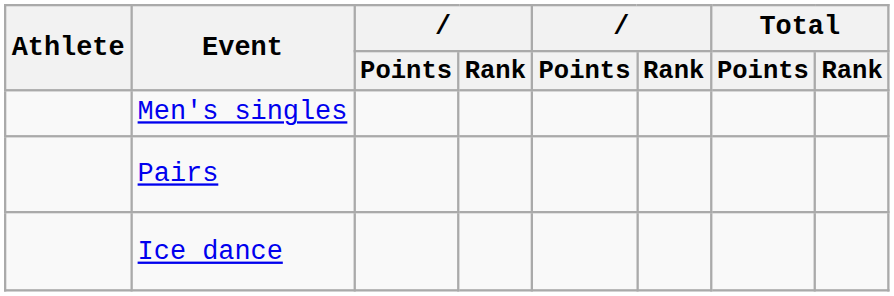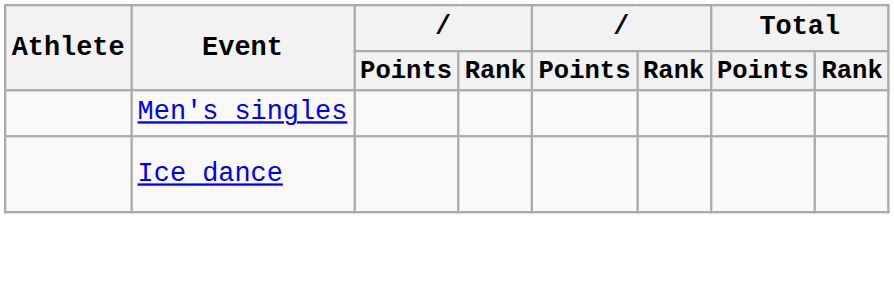- row: (178, 174)
